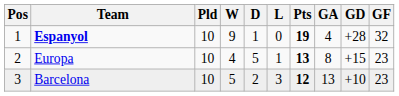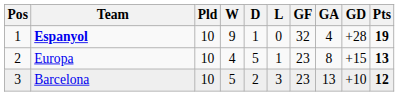columns swapped: (382, 15) <-> (303, 15)
